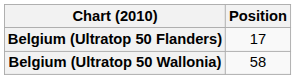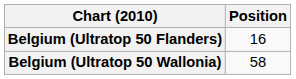(258, 39) 17 -> (258, 39) 16
